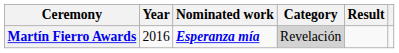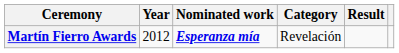(156, 36) 2016 -> (156, 36) 2012
(311, 36) lightgrey background -> (311, 36) no background
